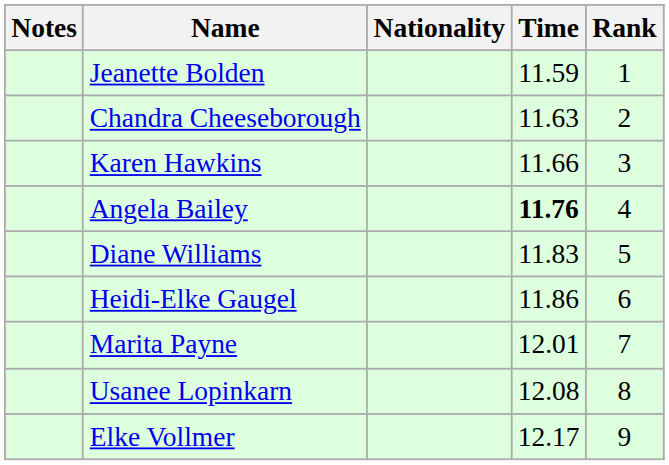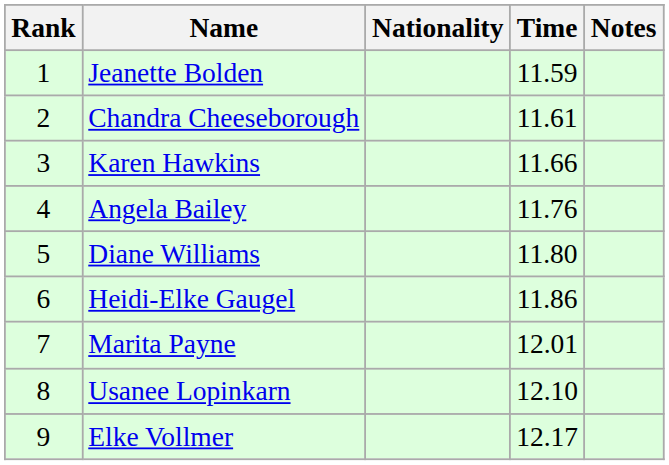columns swapped: (624, 27) <-> (44, 27)
(549, 118) 11.63 -> (547, 118) 11.61
(549, 208) bold -> (547, 208) normal
(549, 254) 11.83 -> (547, 254) 11.80
(549, 390) 12.08 -> (547, 390) 12.10
